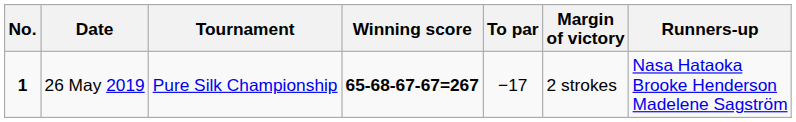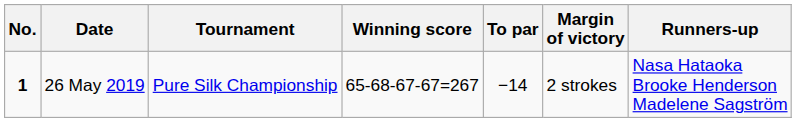(412, 85) bold -> (412, 85) normal
(513, 85) −17 -> (513, 85) −14
